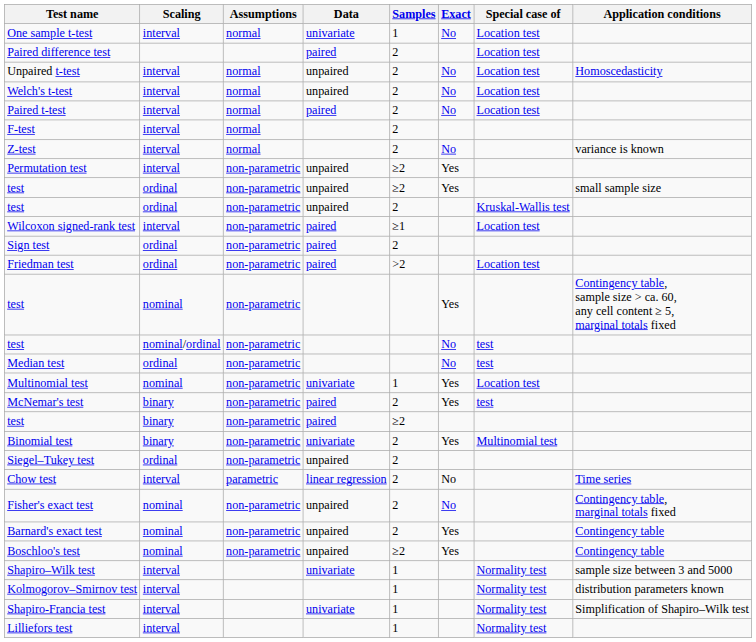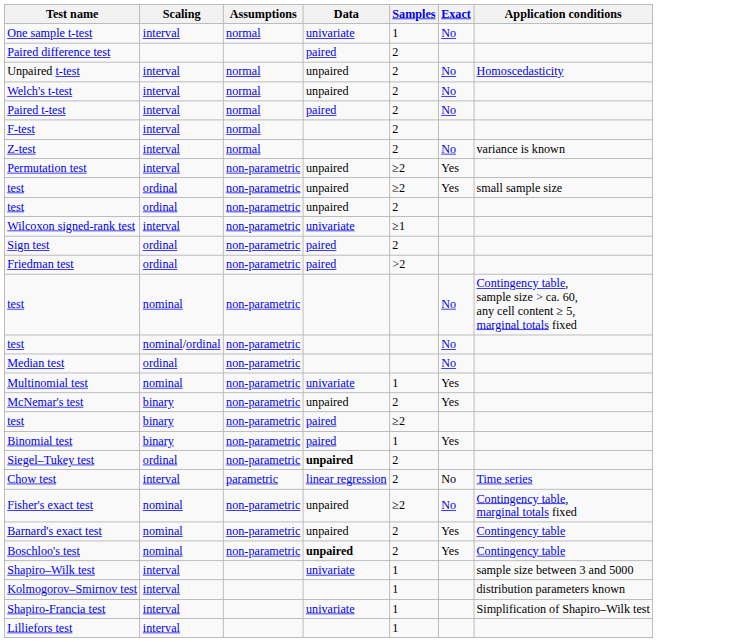- column: (523, 14)
(321, 226) paired -> (330, 226) univariate
(450, 304) Yes -> (449, 304) No
(321, 402) paired -> (327, 402) unpaired
(330, 440) univariate -> (321, 440) paired
(395, 440) 2 -> (395, 440) 1
(327, 460) normal -> (330, 460) bold
(395, 505) 2 -> (399, 505) ≥2
(327, 550) normal -> (330, 550) bold
(399, 550) ≥2 -> (395, 550) 2
